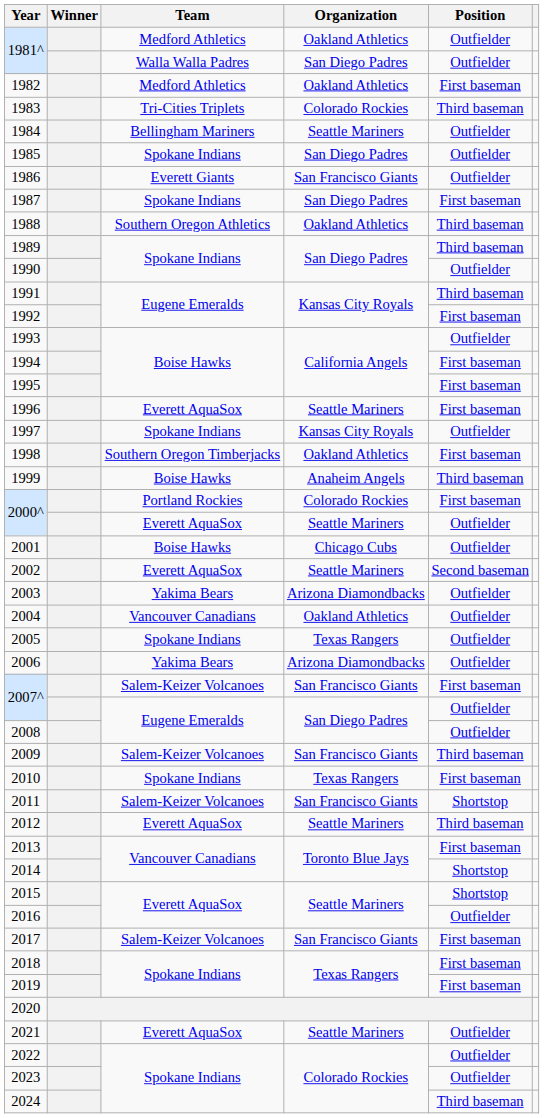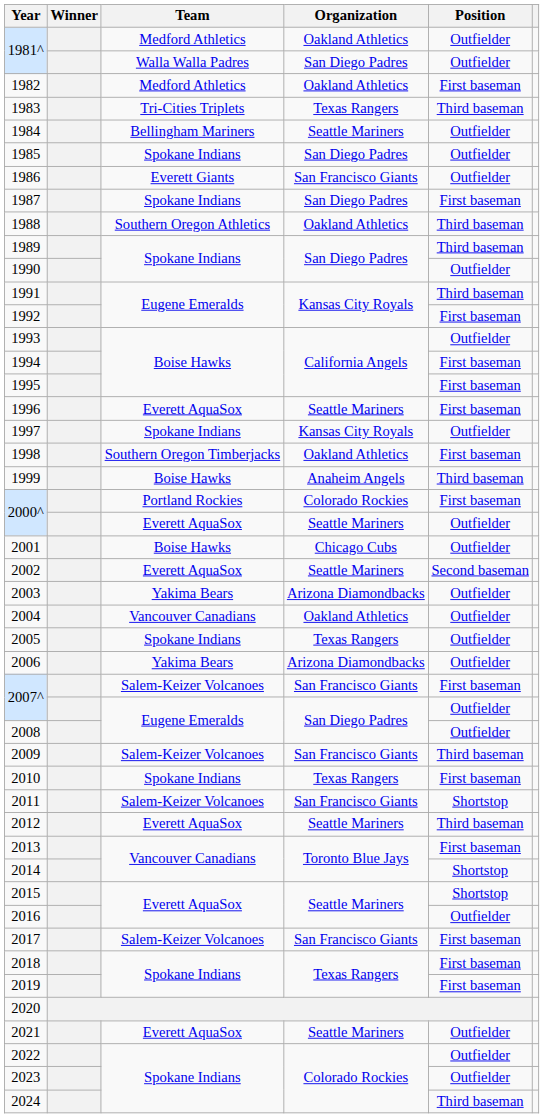(356, 108) Colorado Rockies -> (356, 108) Texas Rangers
